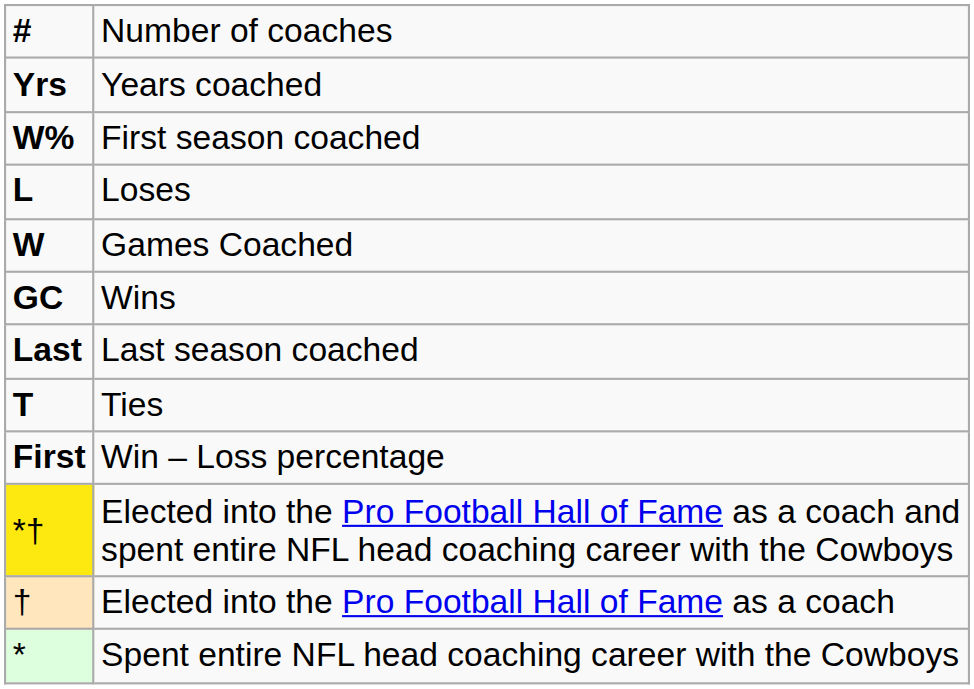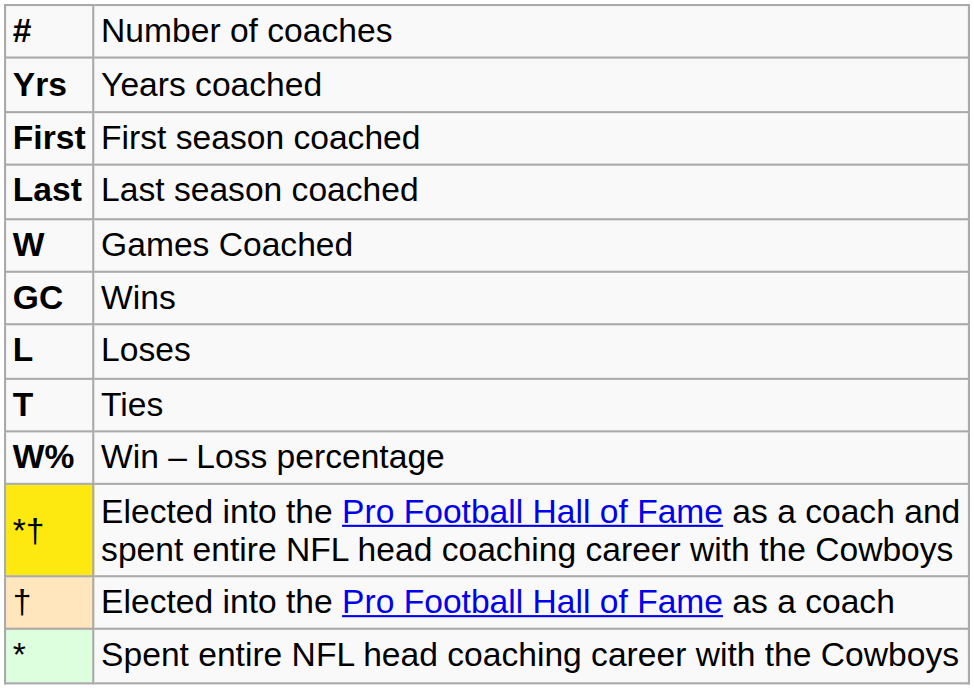(44, 137) W% -> (49, 137) First
rows swapped: (260, 350) <-> (146, 191)
(49, 457) First -> (44, 457) W%
